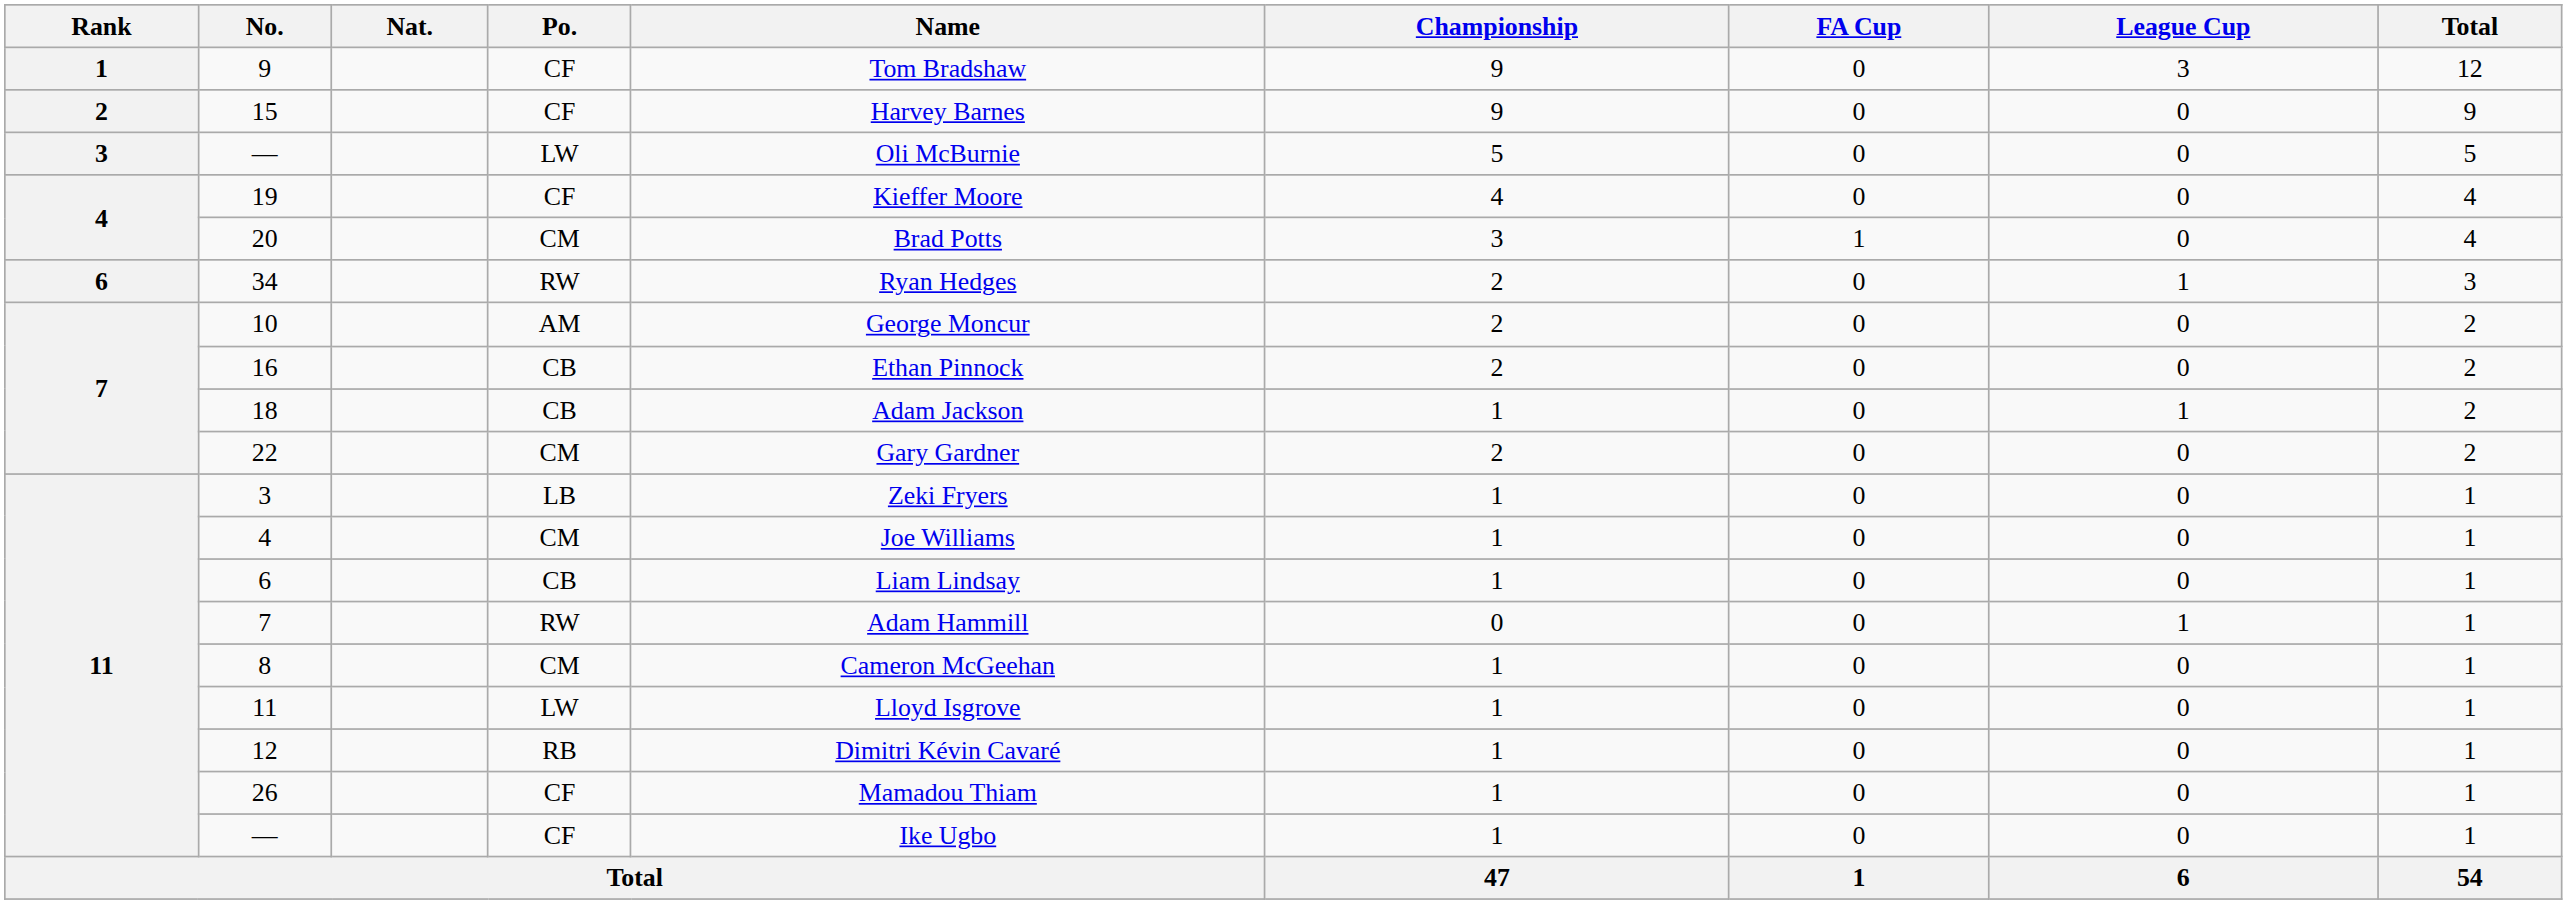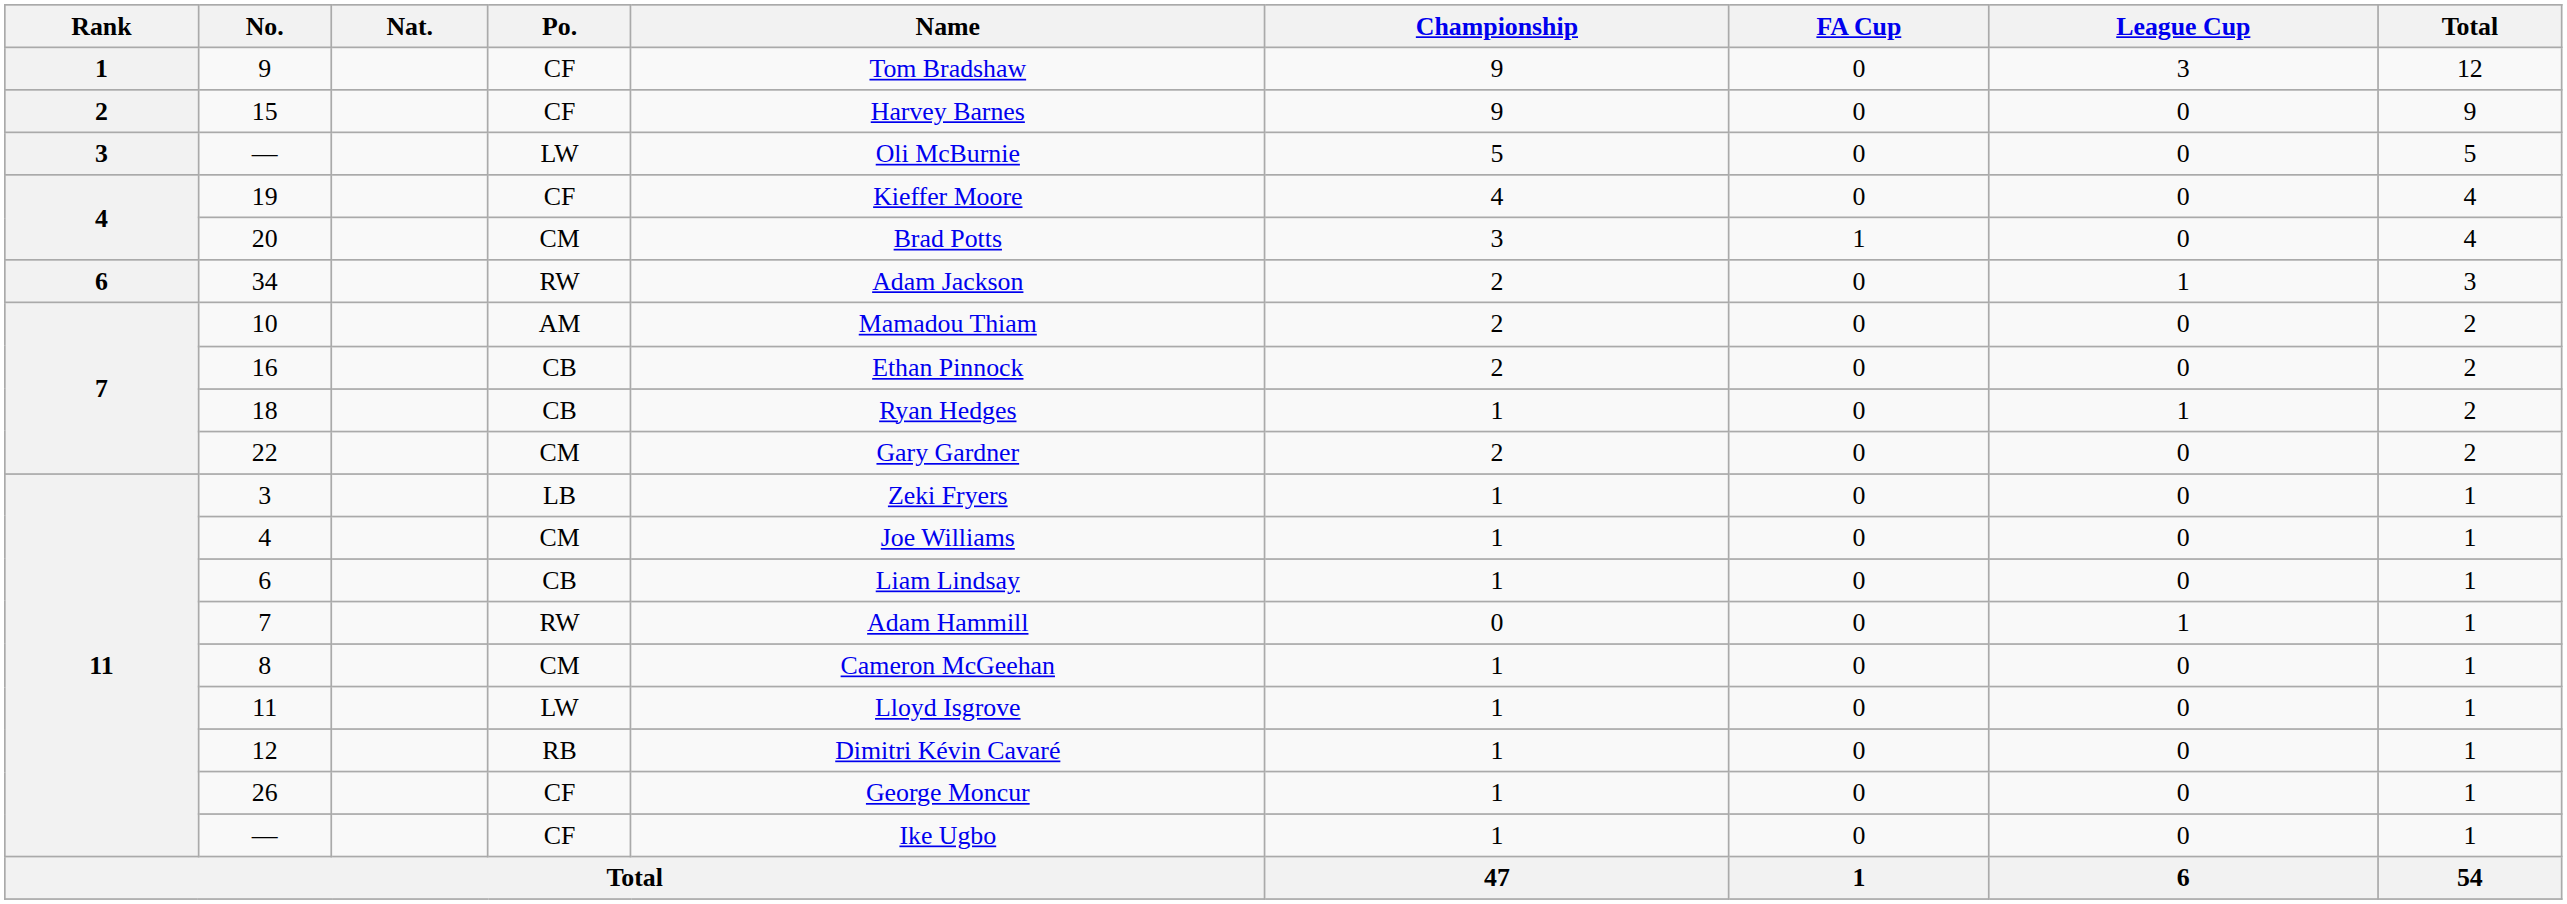(948, 281) Ryan Hedges -> (948, 281) Adam Jackson
(948, 324) George Moncur -> (948, 324) Mamadou Thiam
(948, 409) Adam Jackson -> (948, 409) Ryan Hedges
(948, 792) Mamadou Thiam -> (948, 792) George Moncur
